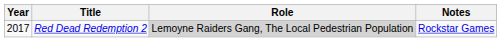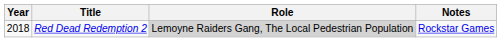(18, 28) 2017 -> (18, 28) 2018
